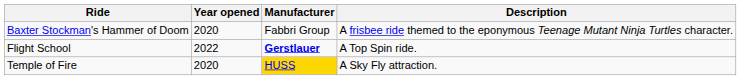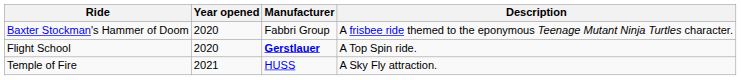(206, 48) 2022 -> (206, 48) 2020
(206, 65) 2020 -> (206, 65) 2021
(280, 65) gold background -> (280, 65) no background
